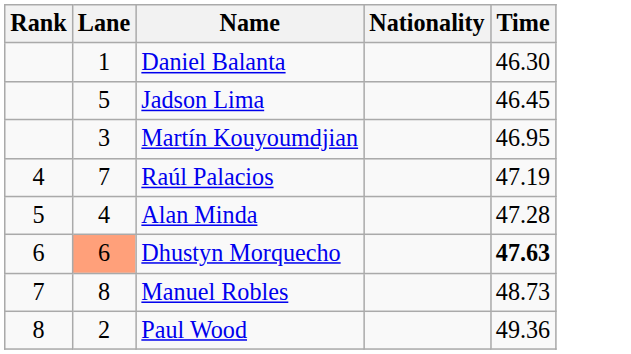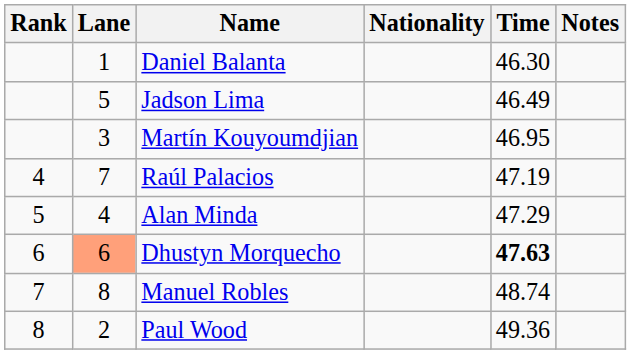+ column: (590, 23)
(523, 100) 46.45 -> (523, 100) 46.49
(523, 215) 47.28 -> (523, 215) 47.29
(523, 291) 48.73 -> (523, 291) 48.74
